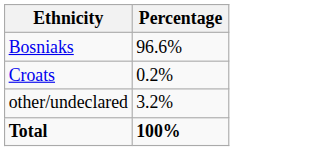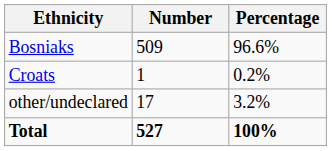+ column: (181, 18)
